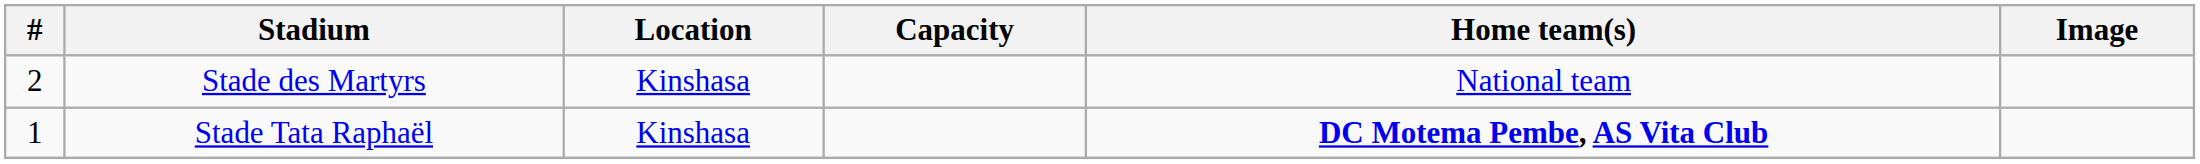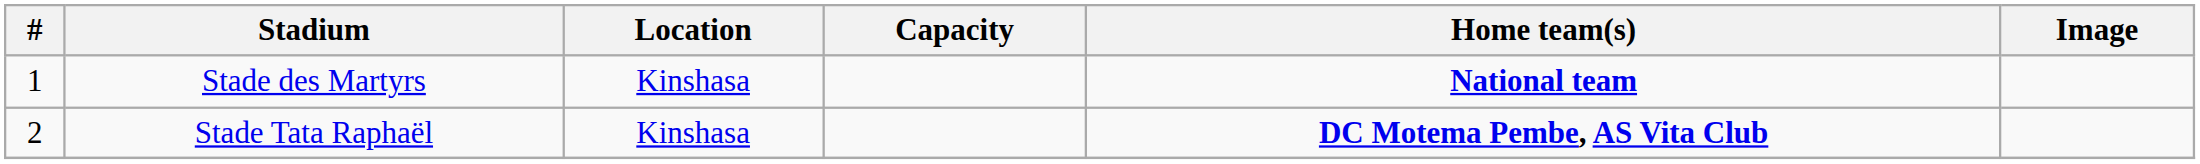(35, 80) 2 -> (35, 80) 1
(1544, 80) normal -> (1544, 80) bold
(35, 131) 1 -> (35, 131) 2
